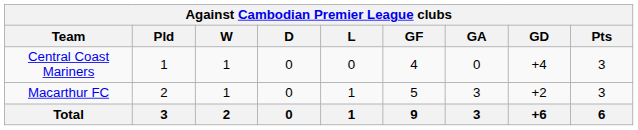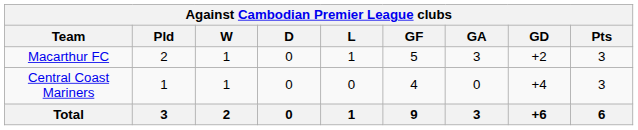rows swapped: (69, 64) <-> (69, 93)
